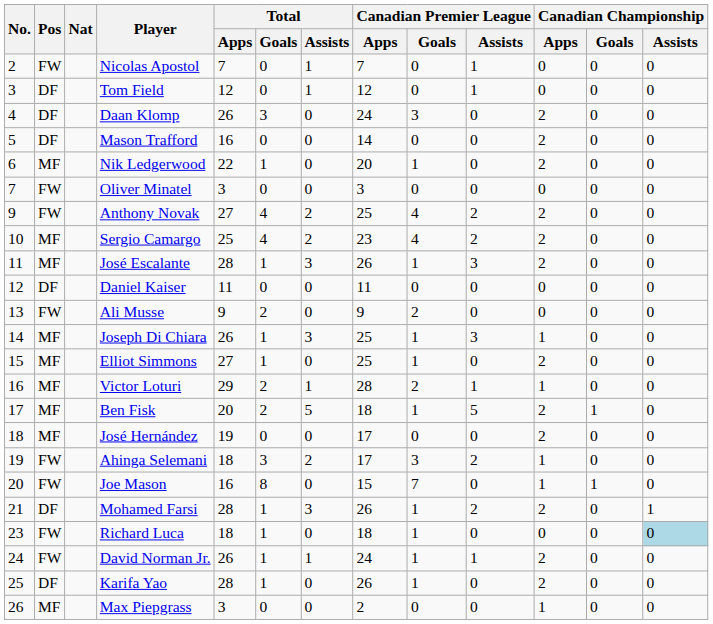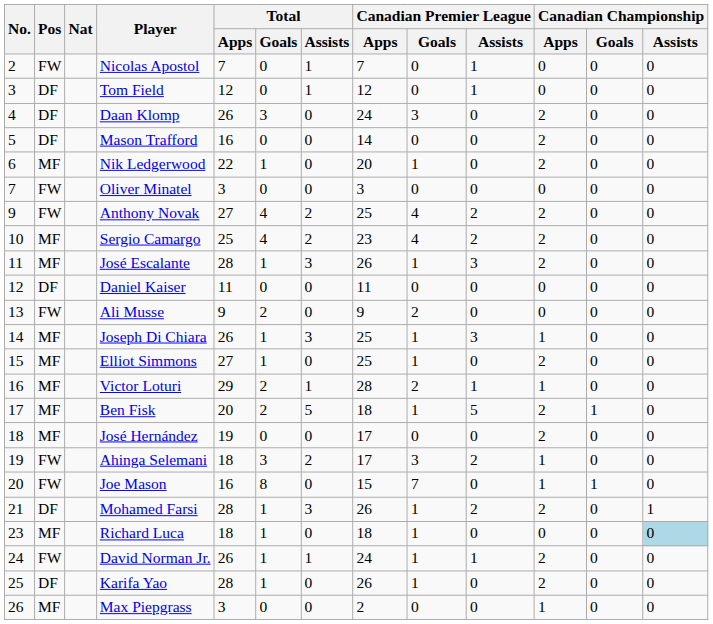(50, 533) FW -> (49, 533) MF
